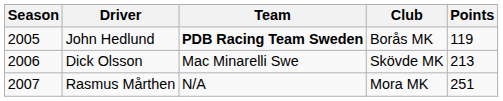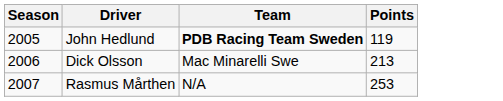- column: (407, 15)
(462, 84) 251 -> (382, 84) 253
